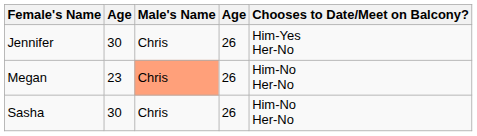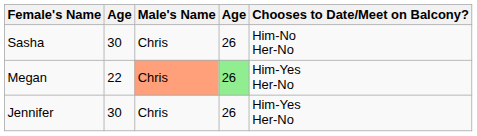rows swapped: (26, 112) <-> (30, 42)
(114, 77) 23 -> (114, 77) 22
(229, 77) no background -> (229, 77) lightgreen background
(274, 77) Him-No Her-No -> (276, 77) Him-Yes Her-No
